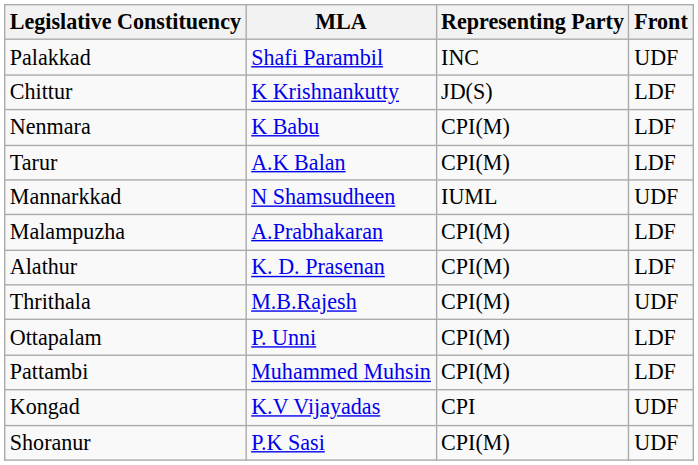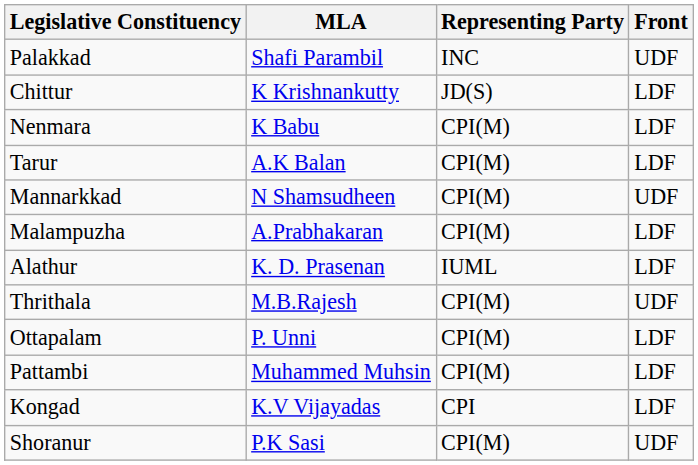(469, 197) IUML -> (475, 197) CPI(M)
(475, 267) CPI(M) -> (469, 267) IUML
(656, 407) UDF -> (655, 407) LDF
